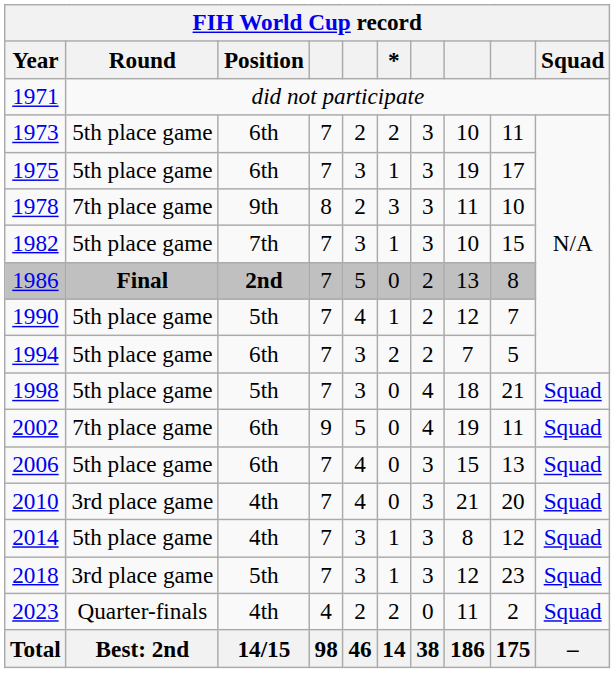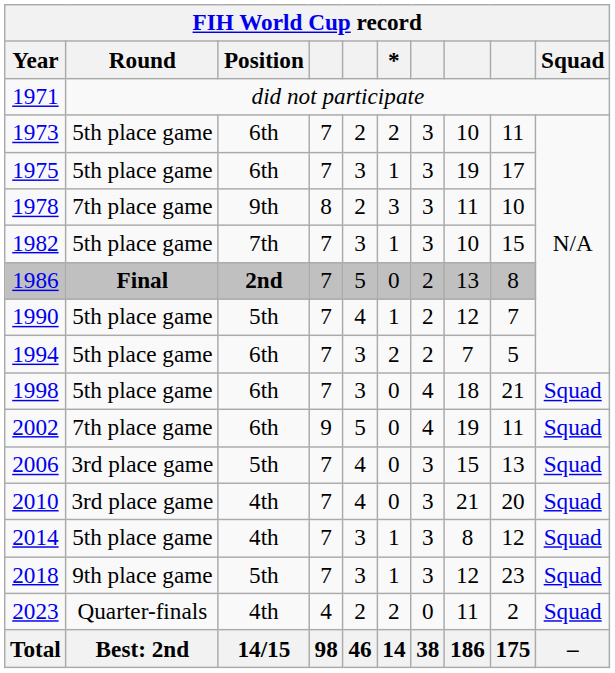(264, 390) 5th -> (264, 390) 6th
(142, 464) 5th place game -> (142, 464) 3rd place game
(264, 464) 6th -> (264, 464) 5th
(142, 574) 3rd place game -> (142, 574) 9th place game
